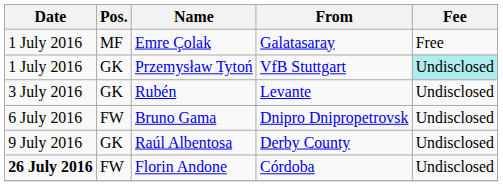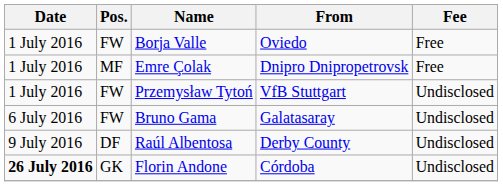+ row: (171, 42)
(297, 42) Galatasaray -> (334, 67) Dnipro Dnipropetrovsk
(111, 67) GK -> (112, 92) FW
(455, 67) paleturquoise background -> (455, 92) no background
- row: (156, 92)
(334, 117) Dnipro Dnipropetrovsk -> (297, 117) Galatasaray
(111, 142) GK -> (110, 142) DF
(112, 167) FW -> (111, 167) GK
